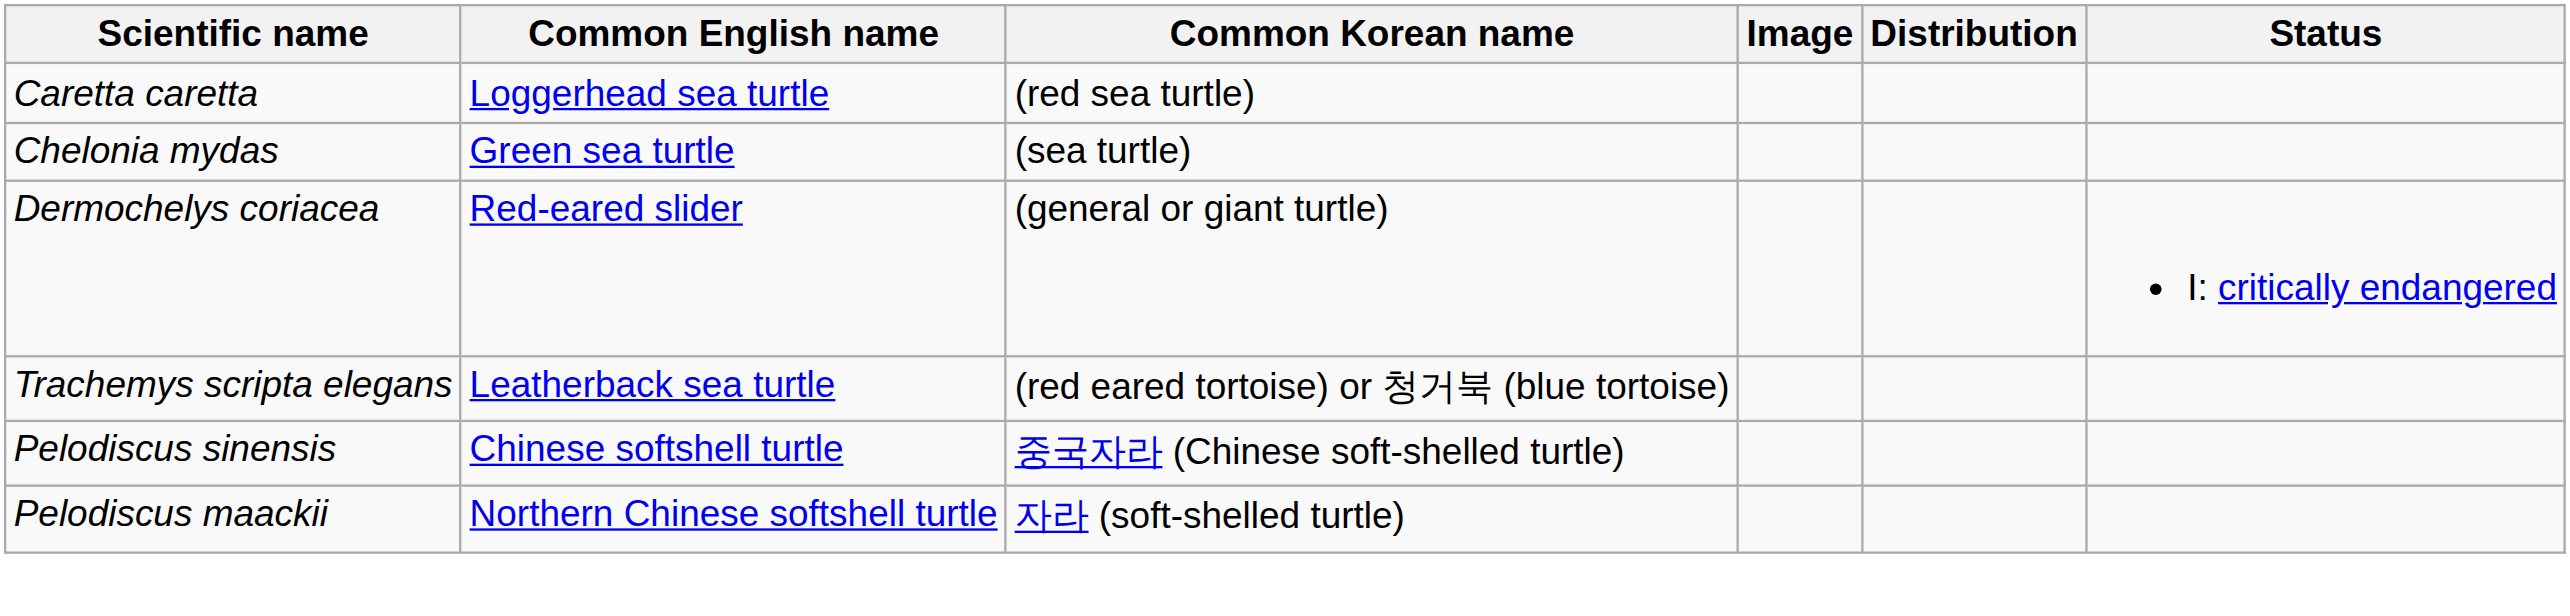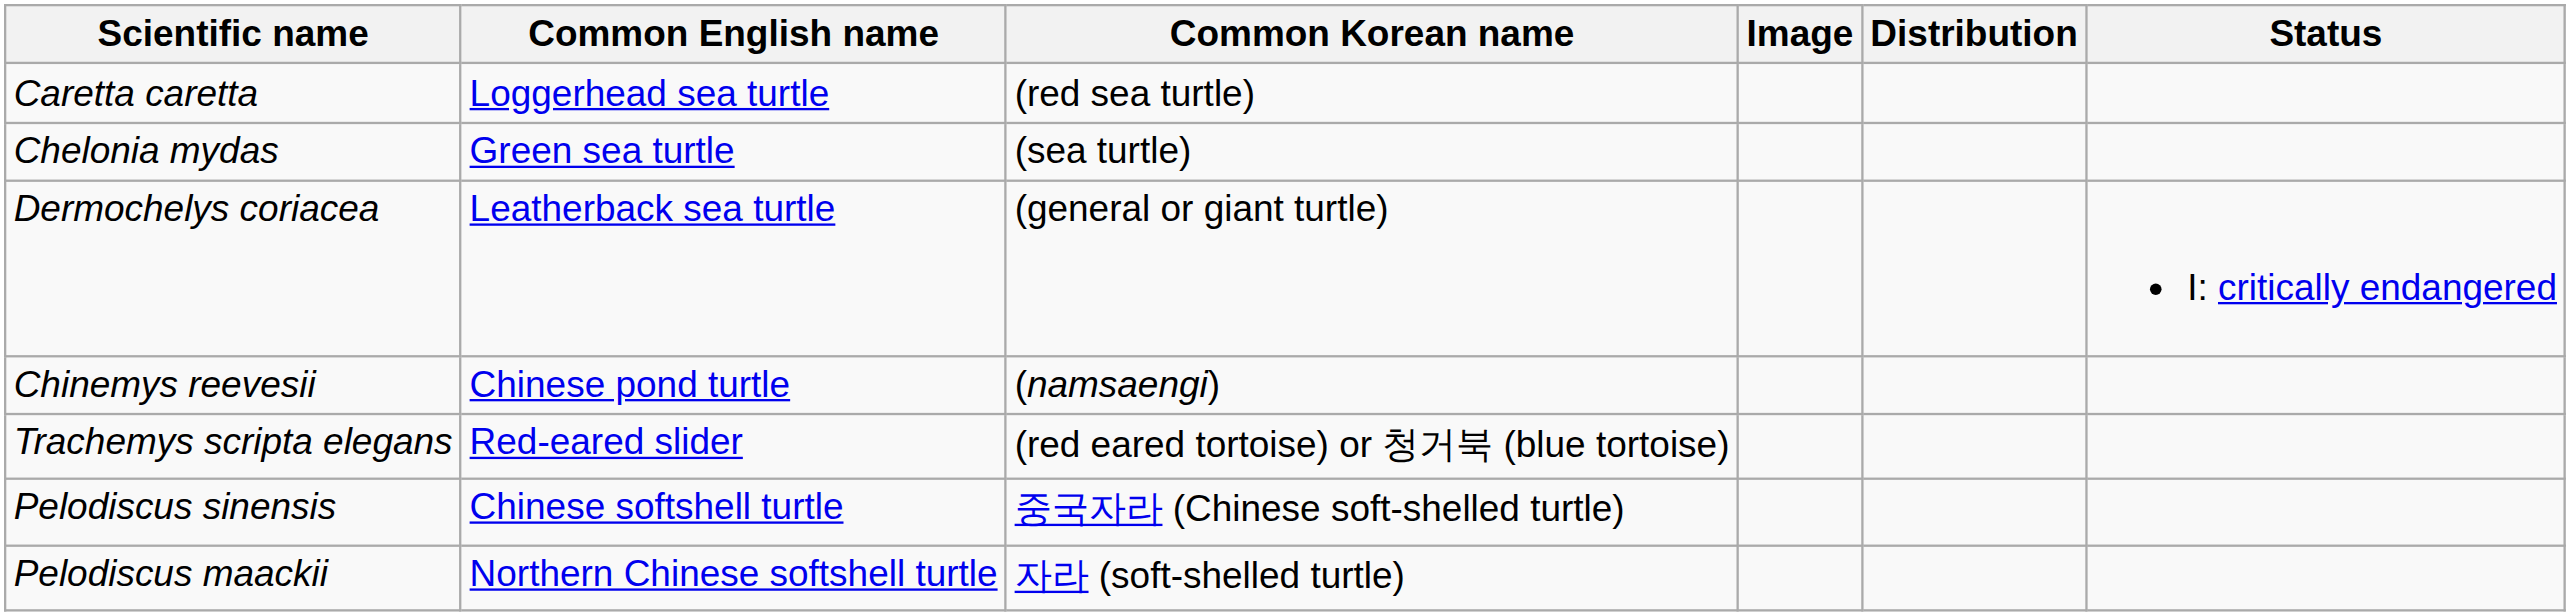(606, 209) Red-eared slider -> (652, 209) Leatherback sea turtle
+ row: (165, 383)
(652, 383) Leatherback sea turtle -> (606, 442) Red-eared slider
